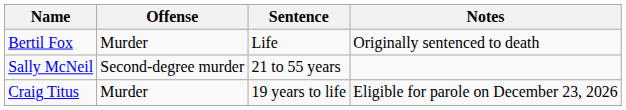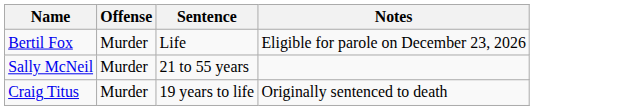(446, 42) Originally sentenced to death -> (394, 42) Eligible for parole on December 23, 2026
(172, 67) Second-degree murder -> (124, 67) Murder
(486, 92) Eligible for parole on December 23, 2026 -> (354, 92) Originally sentenced to death
